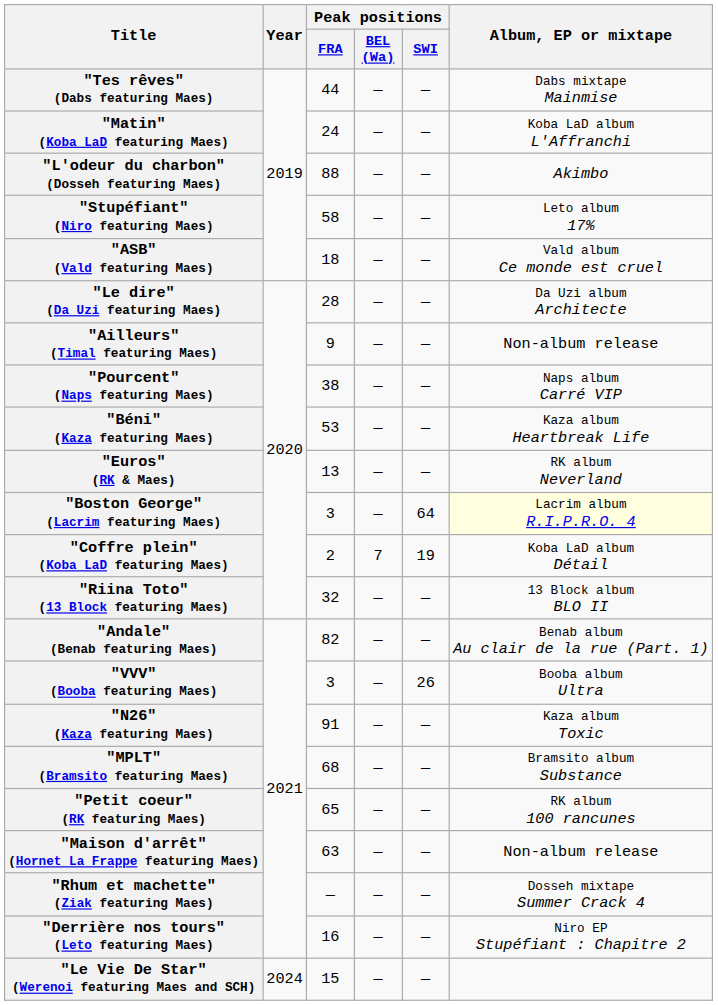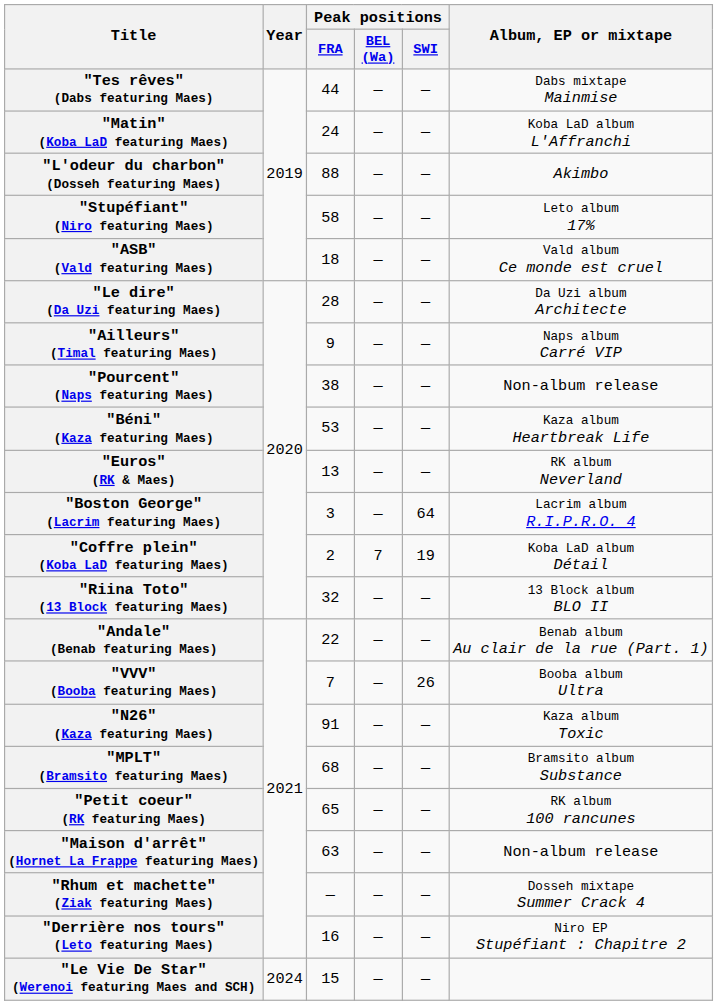(581, 344) Non-album release -> (581, 345) Naps album Carré VIP
(581, 387) Naps album Carré VIP -> (581, 386) Non-album release
(581, 514) lightyellow background -> (581, 514) no background
(330, 640) 82 -> (330, 640) 22
(330, 683) 3 -> (330, 683) 7
